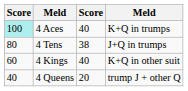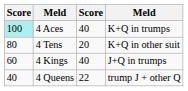(84, 45) 38 -> (84, 45) 20
(137, 45) J+Q in trumps -> (144, 45) K+Q in other suit
(144, 61) K+Q in other suit -> (137, 61) J+Q in trumps
(84, 77) 20 -> (84, 77) 22
